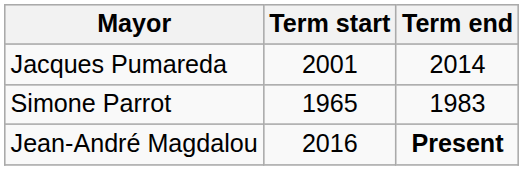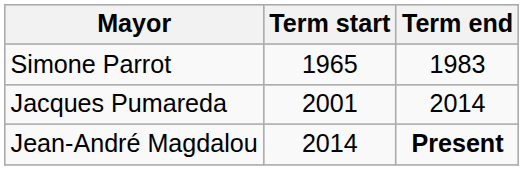rows swapped: (91, 104) <-> (119, 64)
(330, 143) 2016 -> (330, 143) 2014
